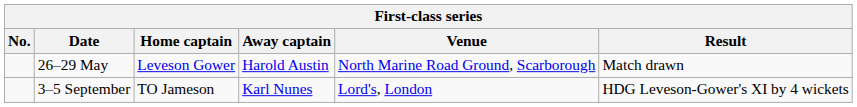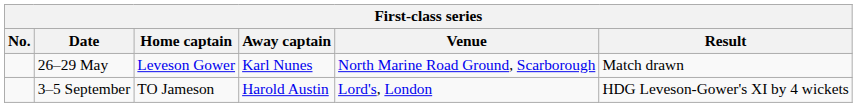(285, 65) Harold Austin -> (277, 65) Karl Nunes
(277, 89) Karl Nunes -> (285, 89) Harold Austin
